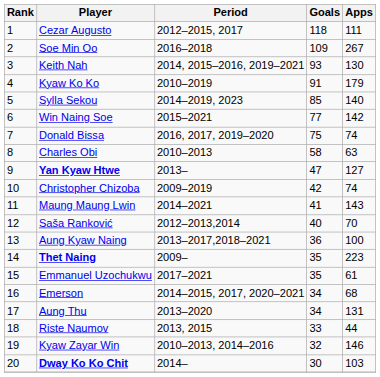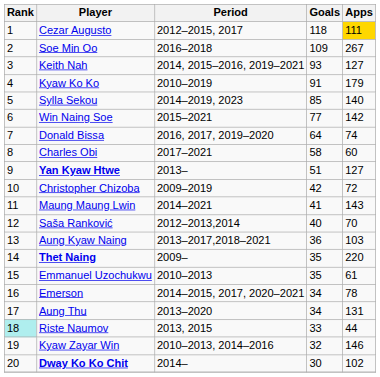(354, 30) no background -> (354, 30) gold background
(354, 65) 130 -> (354, 65) 127
(316, 135) 75 -> (316, 135) 64
(185, 153) 2010–2013 -> (185, 153) 2017–2021
(351, 153) 63 -> (351, 153) 60
(316, 170) 47 -> (316, 170) 51
(351, 188) 74 -> (351, 188) 72
(354, 240) 100 -> (354, 240) 103
(354, 258) 223 -> (354, 258) 220
(185, 275) 2017–2021 -> (185, 275) 2010–2013
(351, 293) 68 -> (351, 293) 78
(13, 328) no background -> (13, 328) paleturquoise background
(354, 363) 103 -> (354, 363) 102
